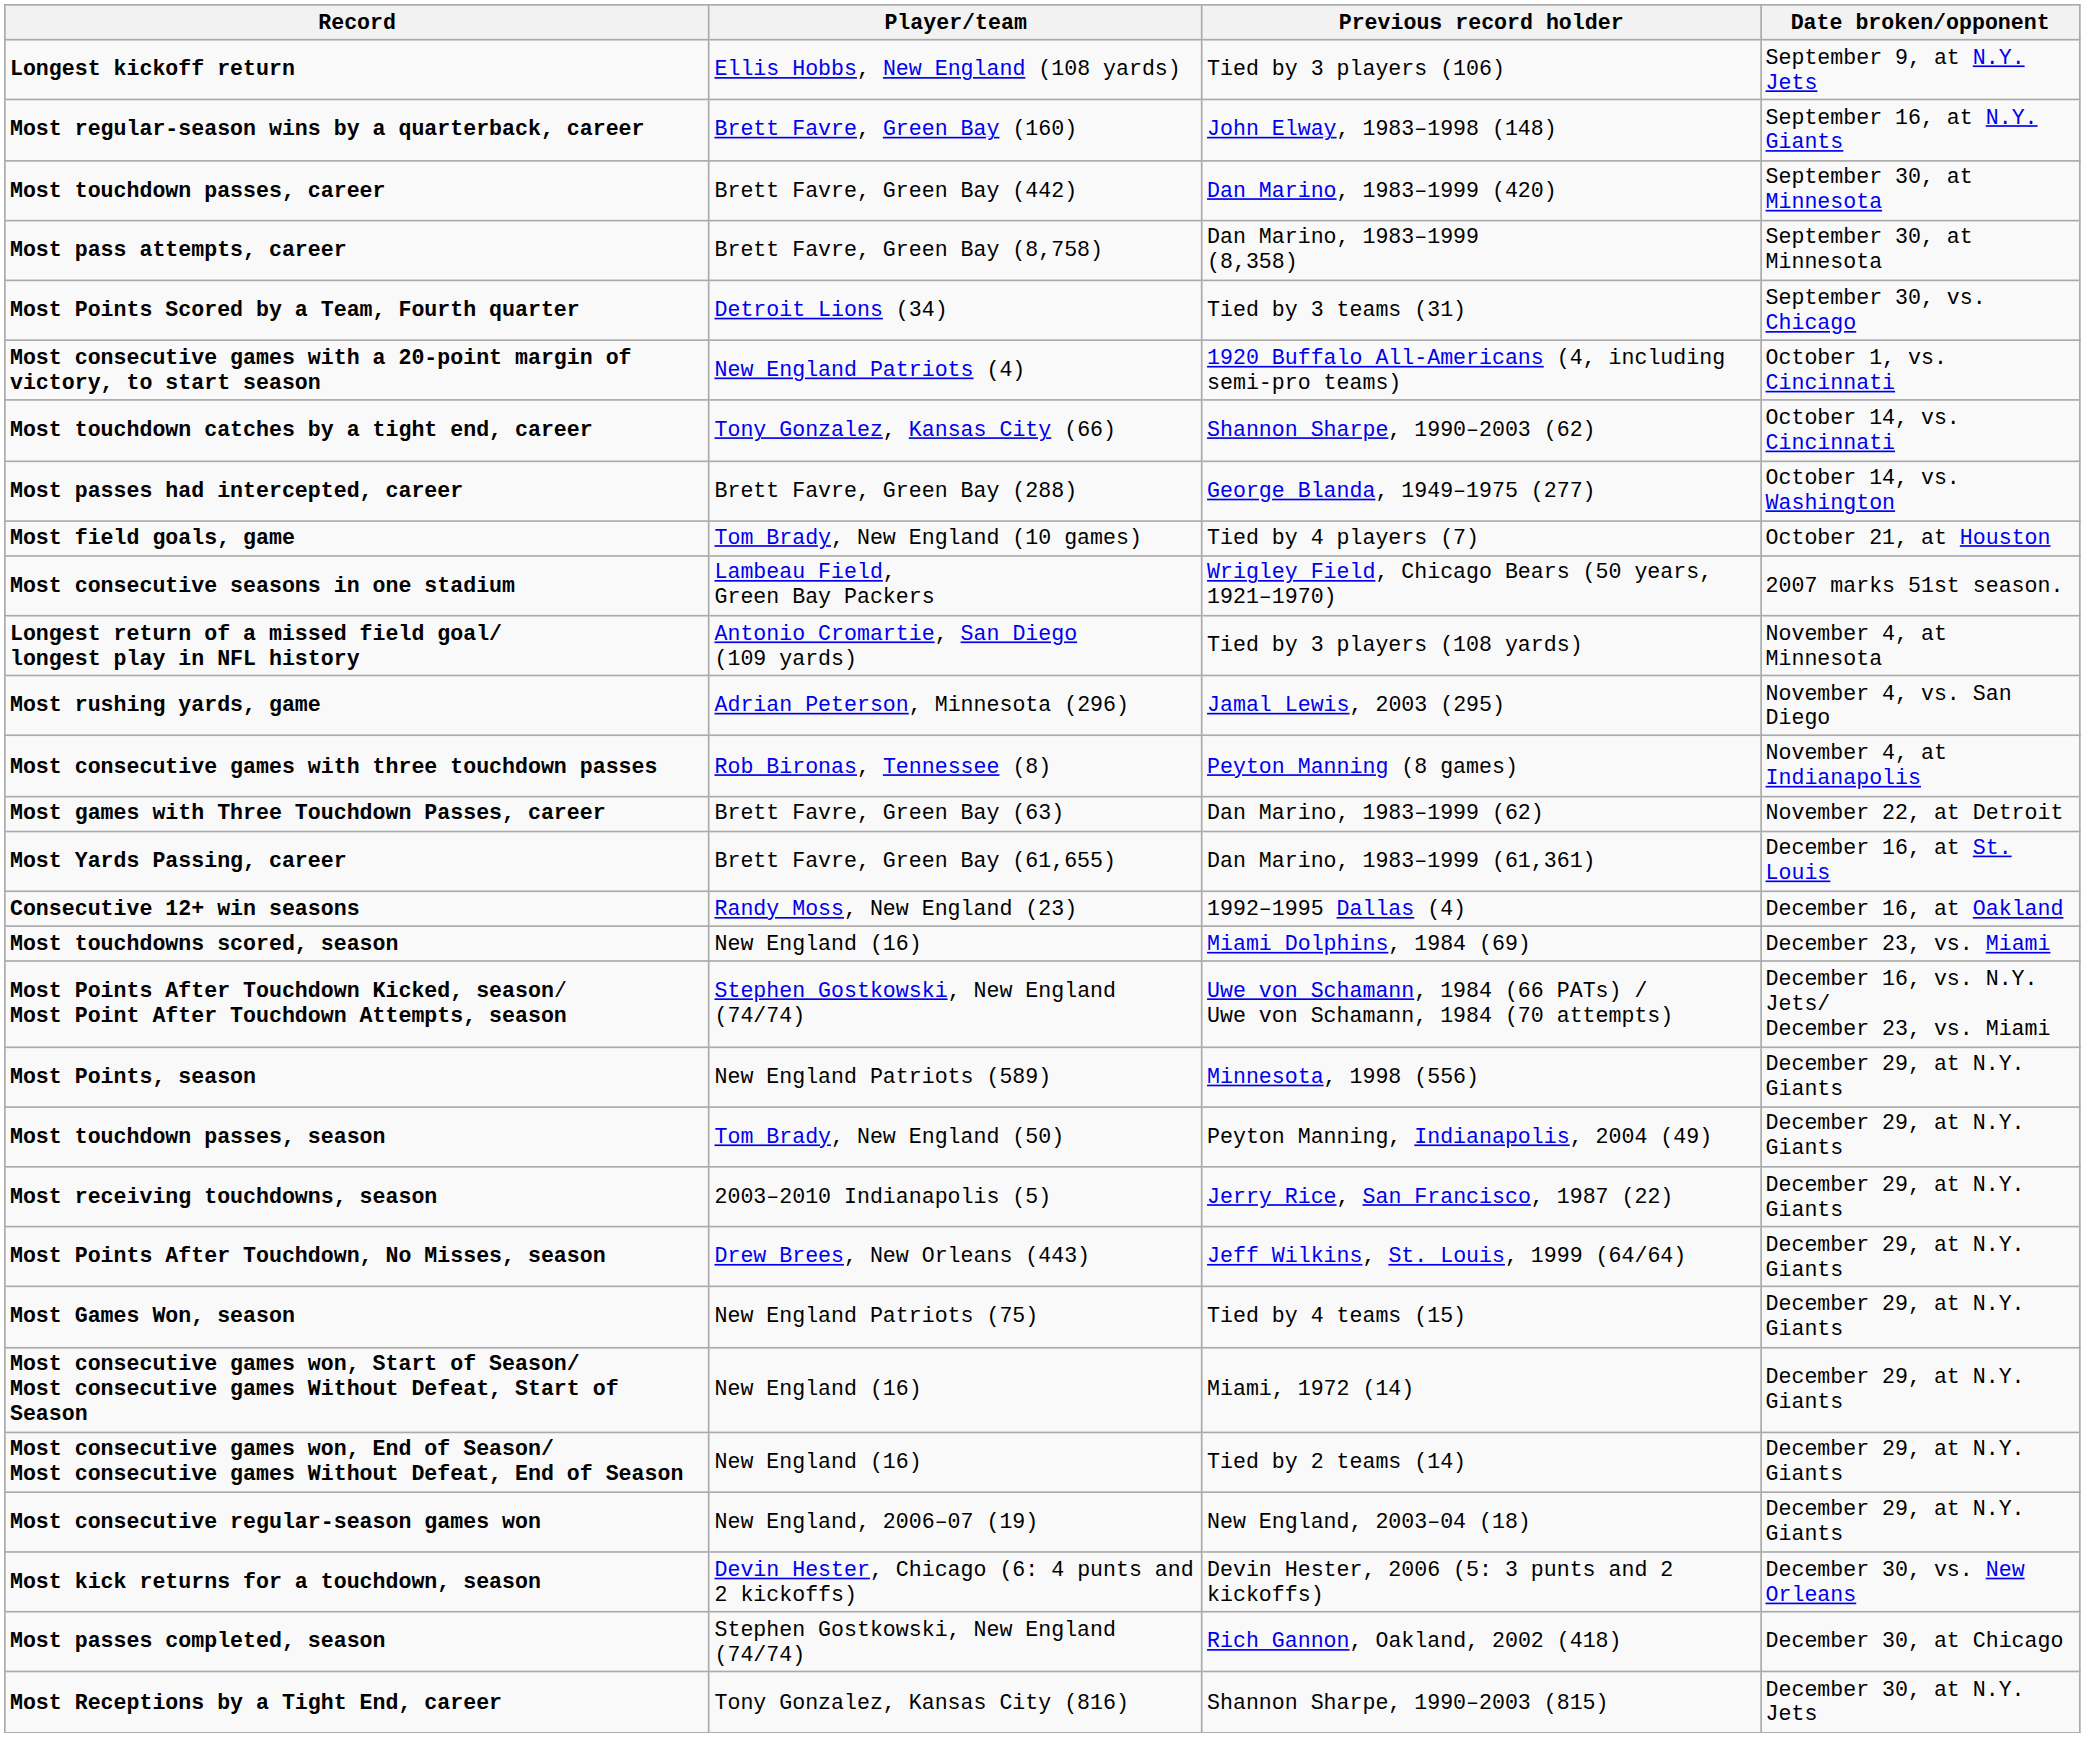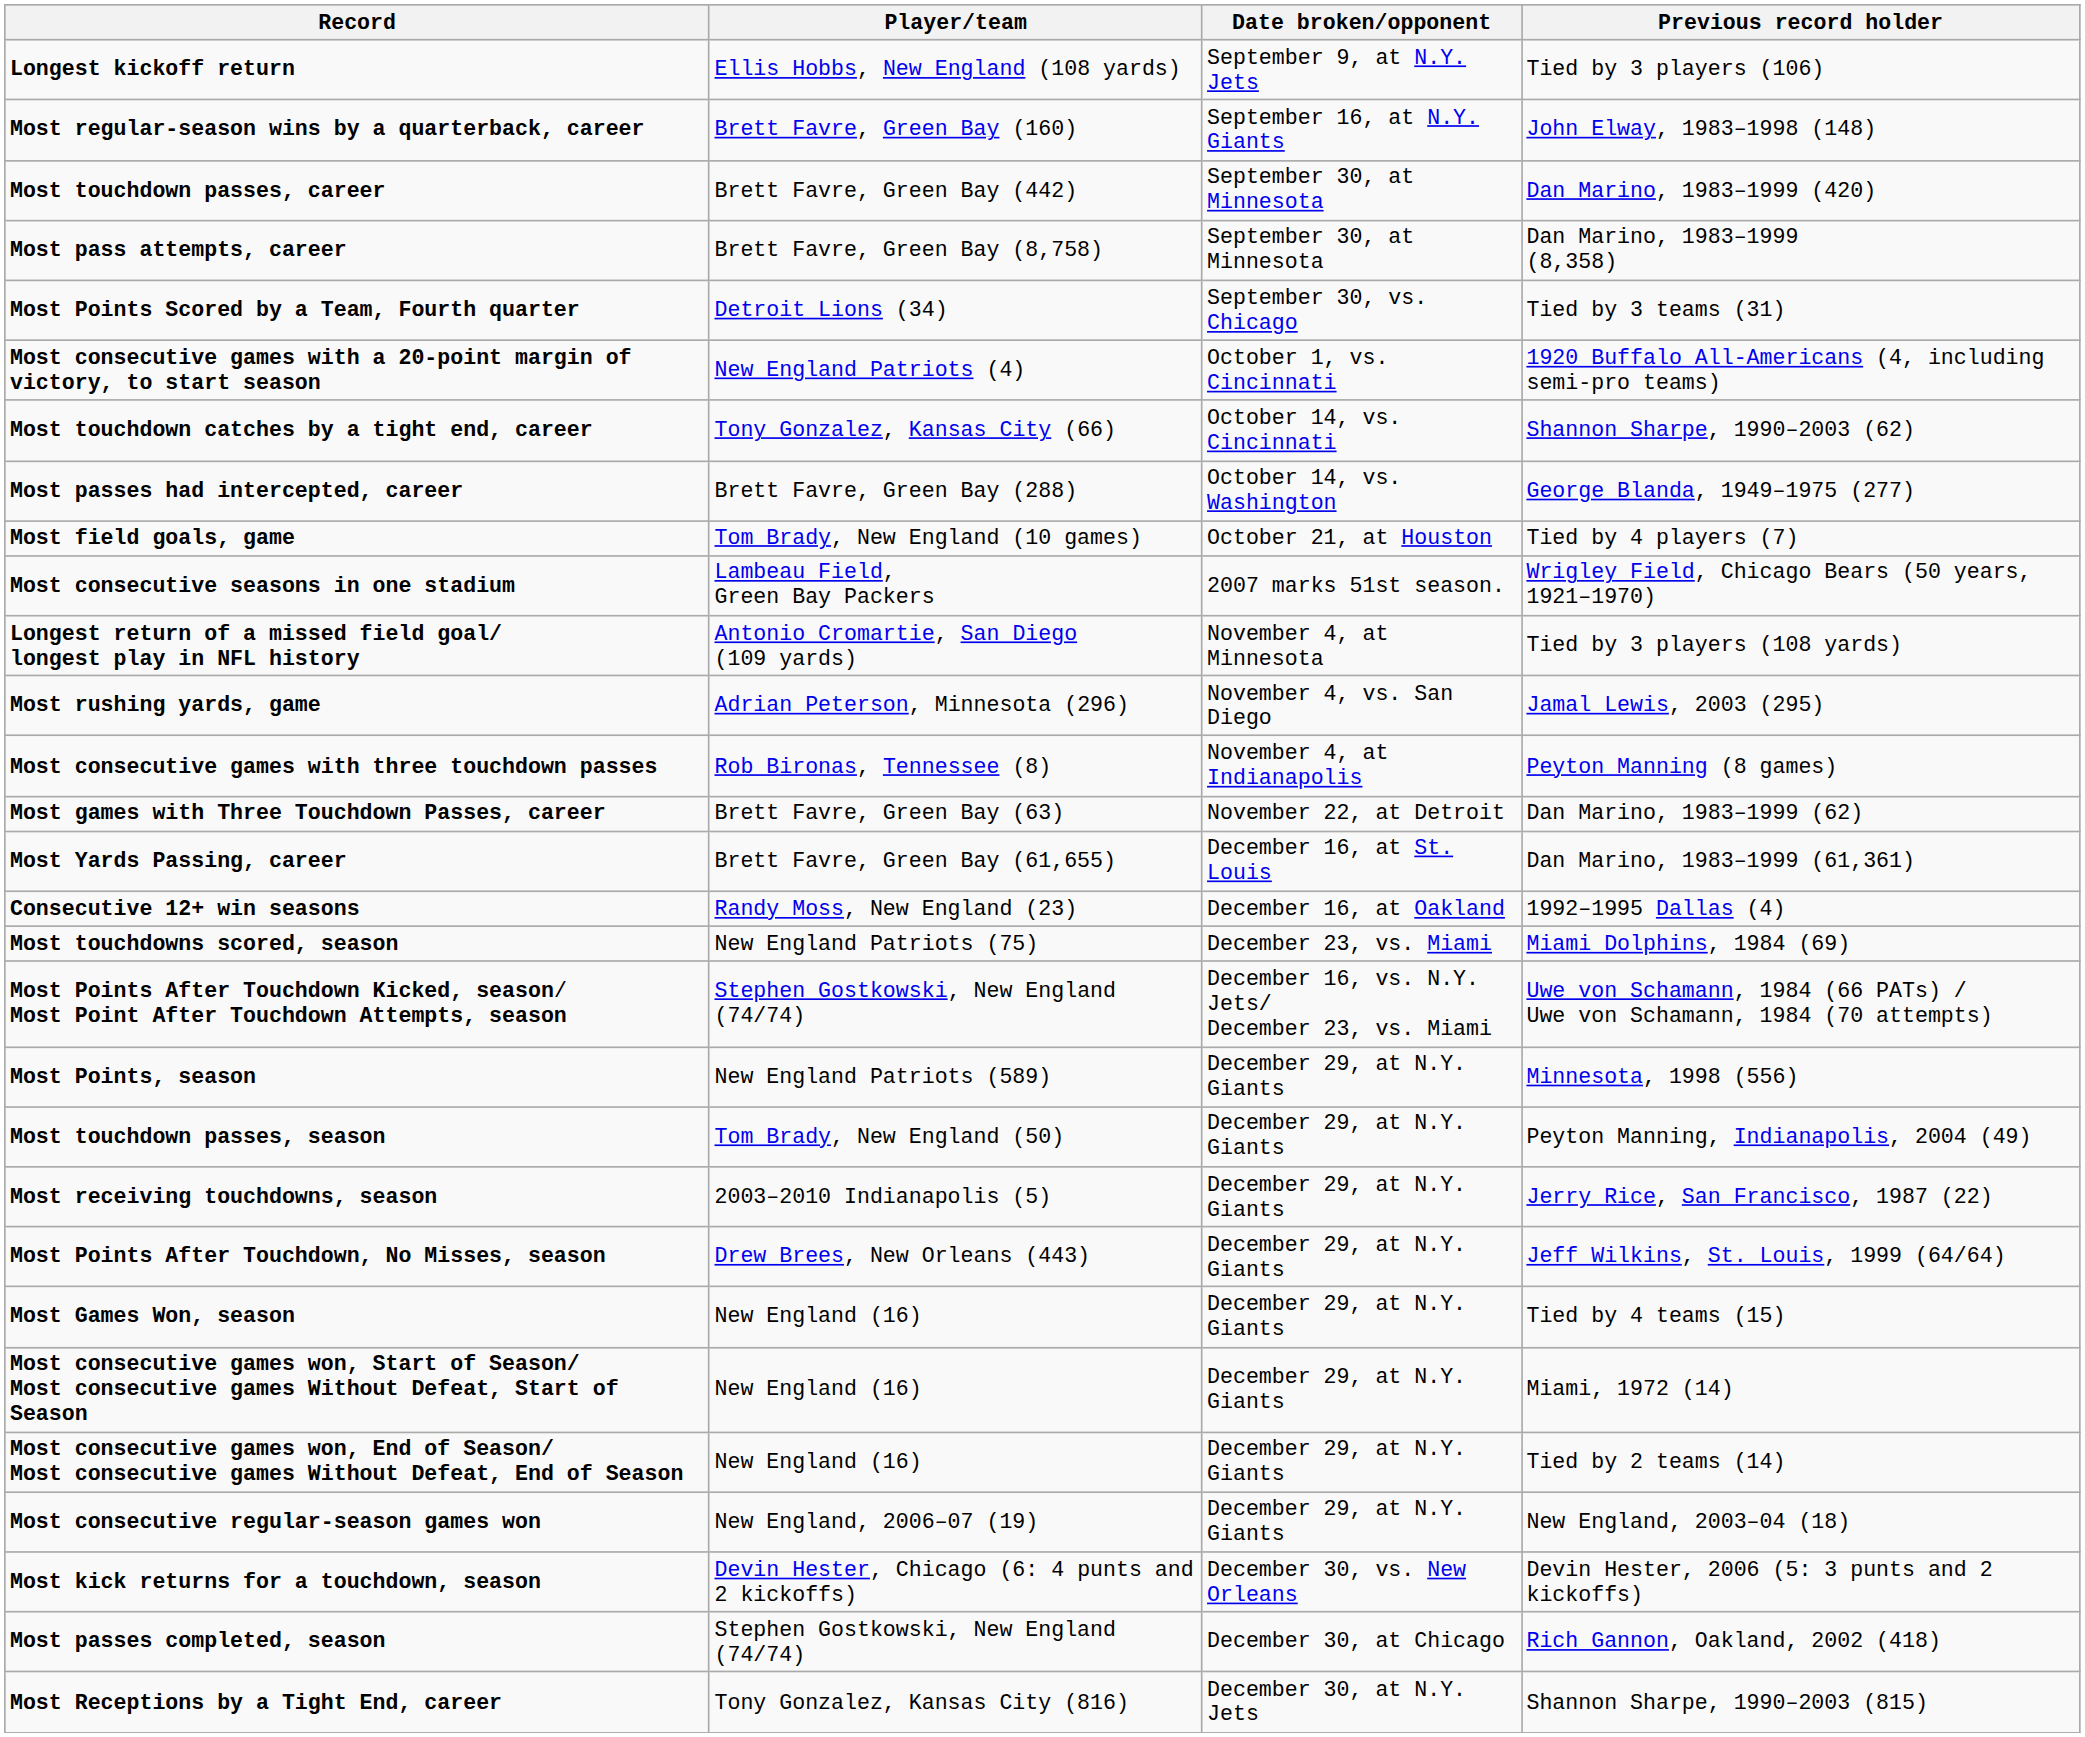columns swapped: (1920, 22) <-> (1481, 22)
(818, 944) New England (16) -> (876, 944) New England Patriots (75)
(876, 1317) New England Patriots (75) -> (818, 1317) New England (16)
